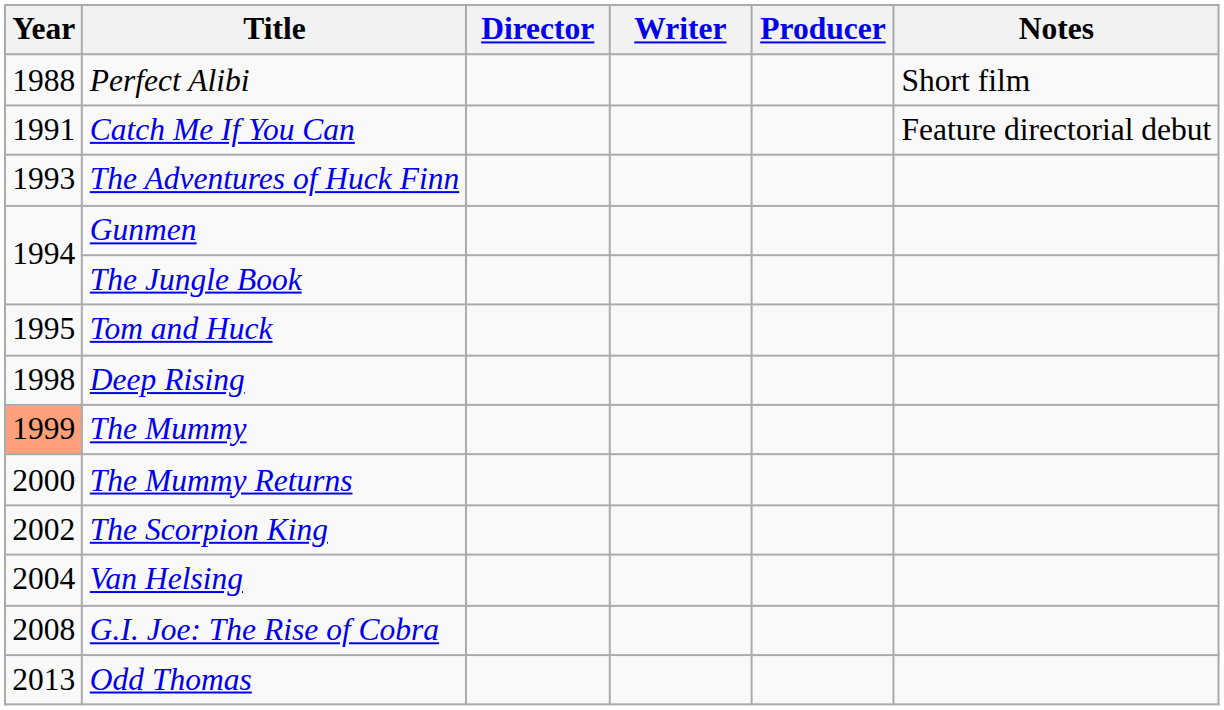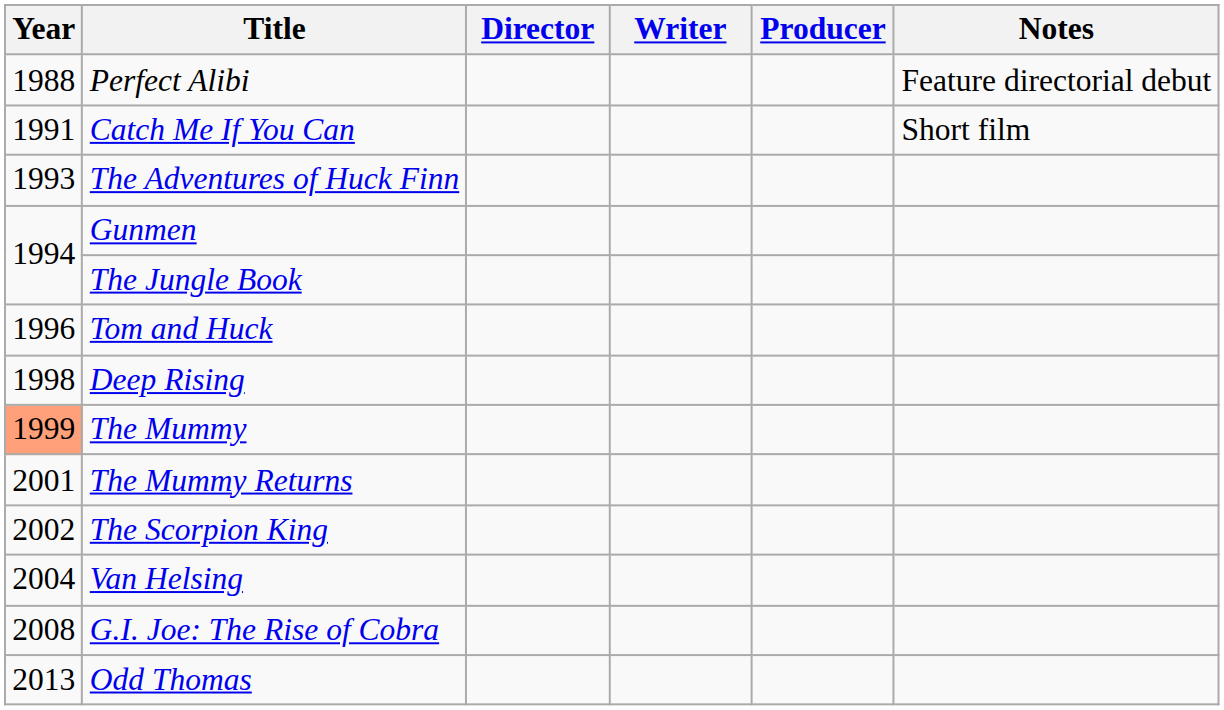(966, 79) Short film -> (1056, 79) Feature directorial debut
(1056, 129) Feature directorial debut -> (966, 129) Short film
(44, 329) 1995 -> (44, 329) 1996
(44, 479) 2000 -> (44, 479) 2001
